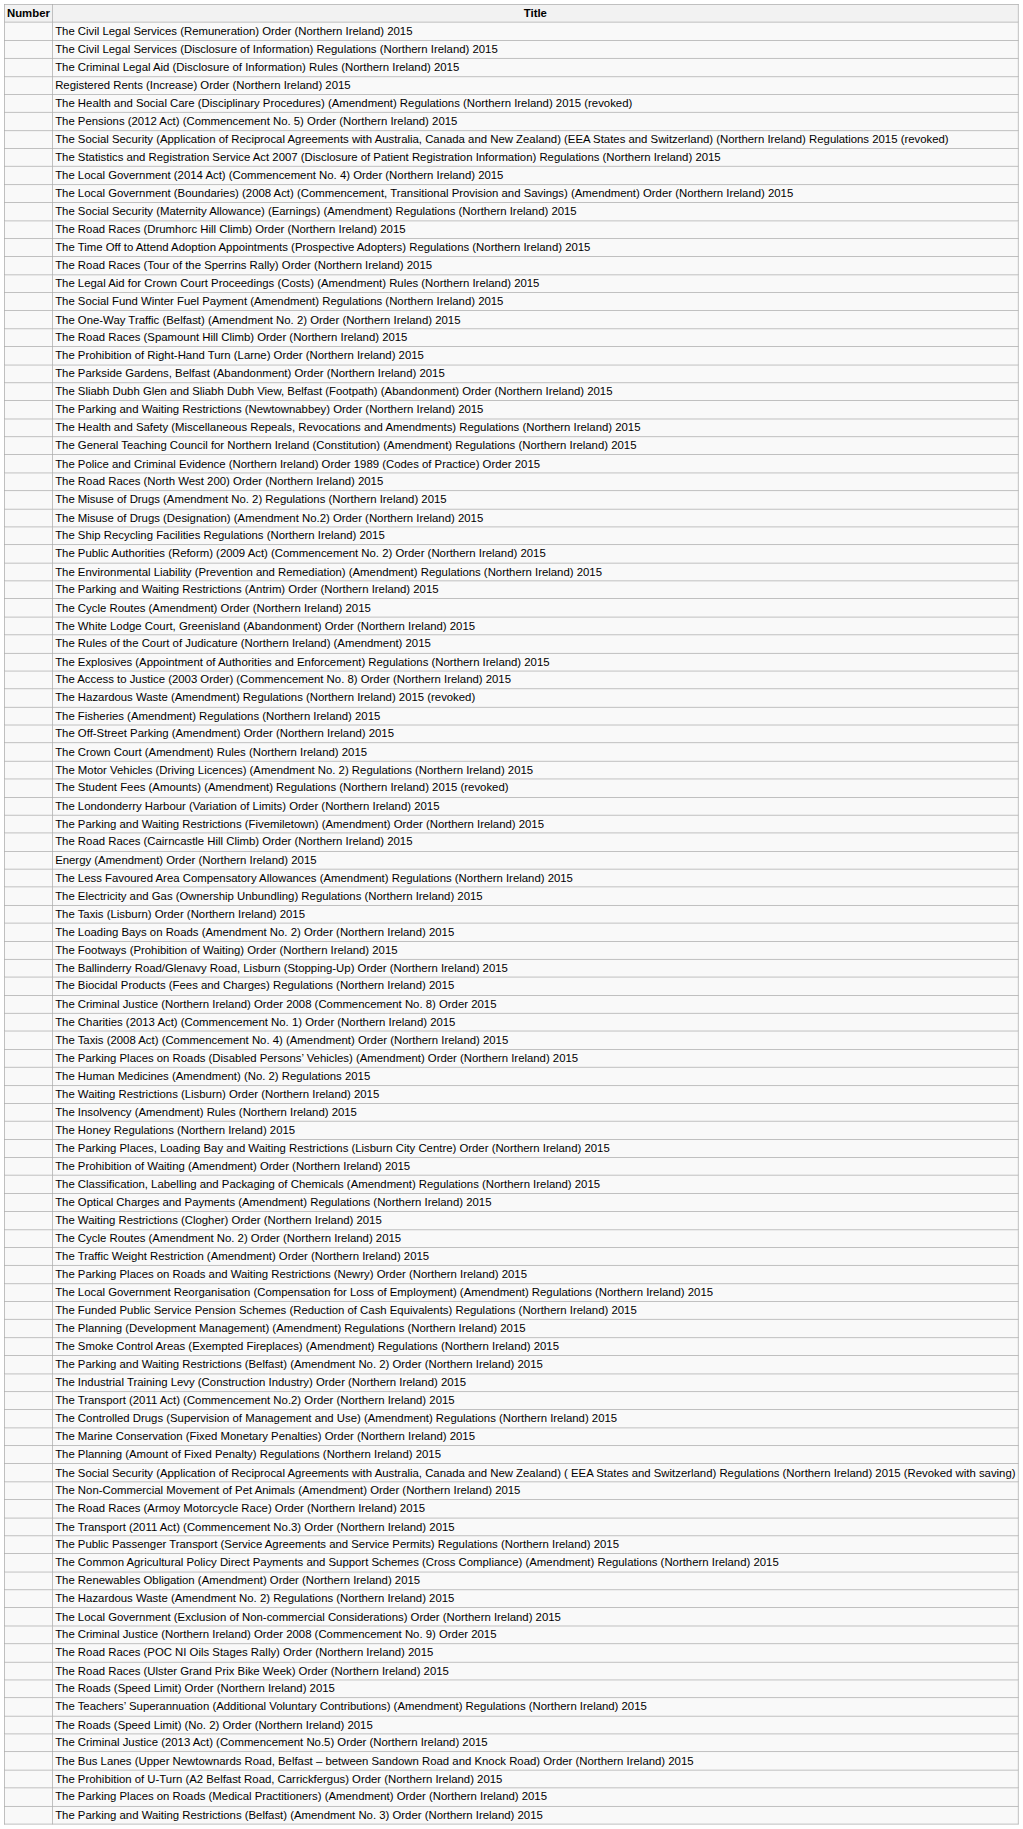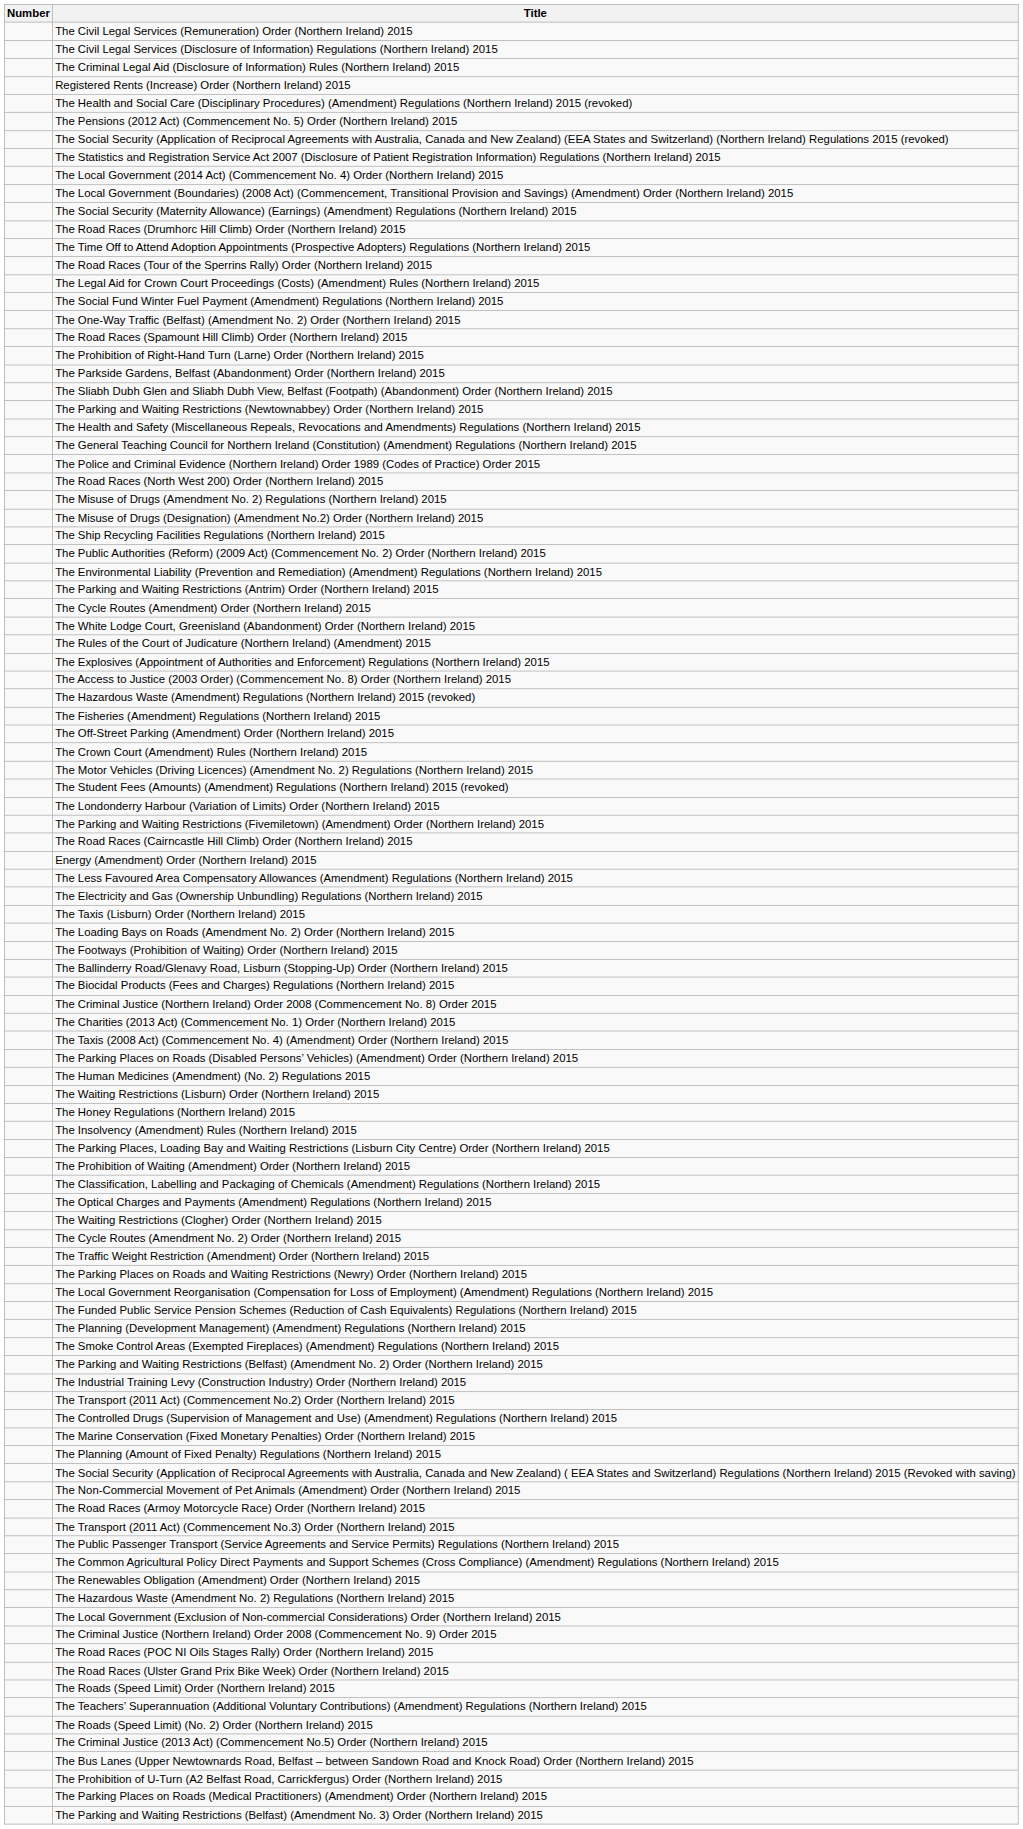rows swapped: (175, 1130) <-> (206, 1112)
